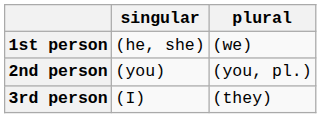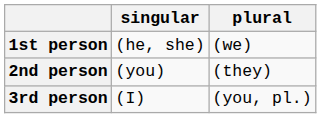(262, 72) (you, pl.) -> (242, 72) (they)
(242, 99) (they) -> (262, 99) (you, pl.)
